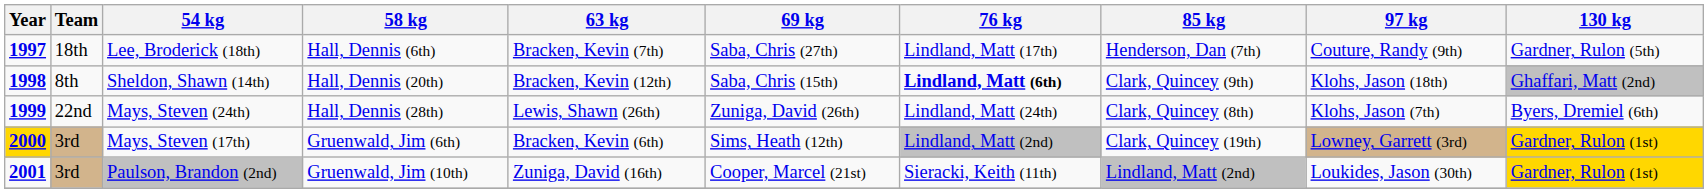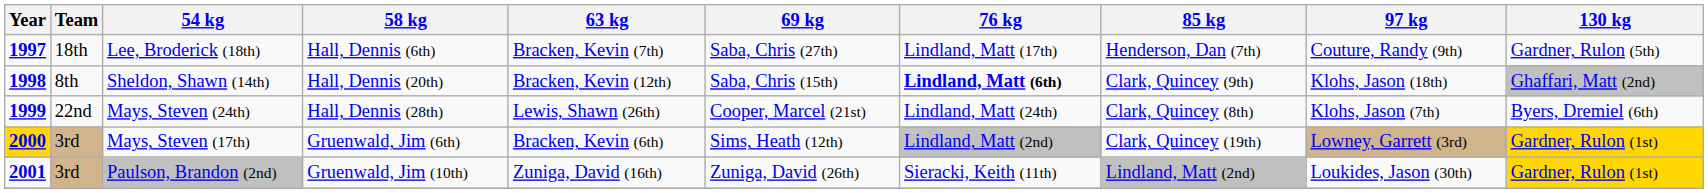(785, 110) Zuniga, David (26th) -> (788, 110) Cooper, Marcel (21st)
(788, 171) Cooper, Marcel (21st) -> (785, 171) Zuniga, David (26th)
